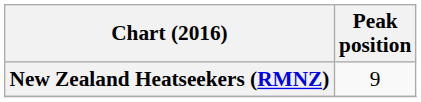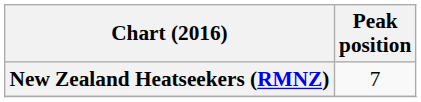(375, 79) 9 -> (375, 79) 7
